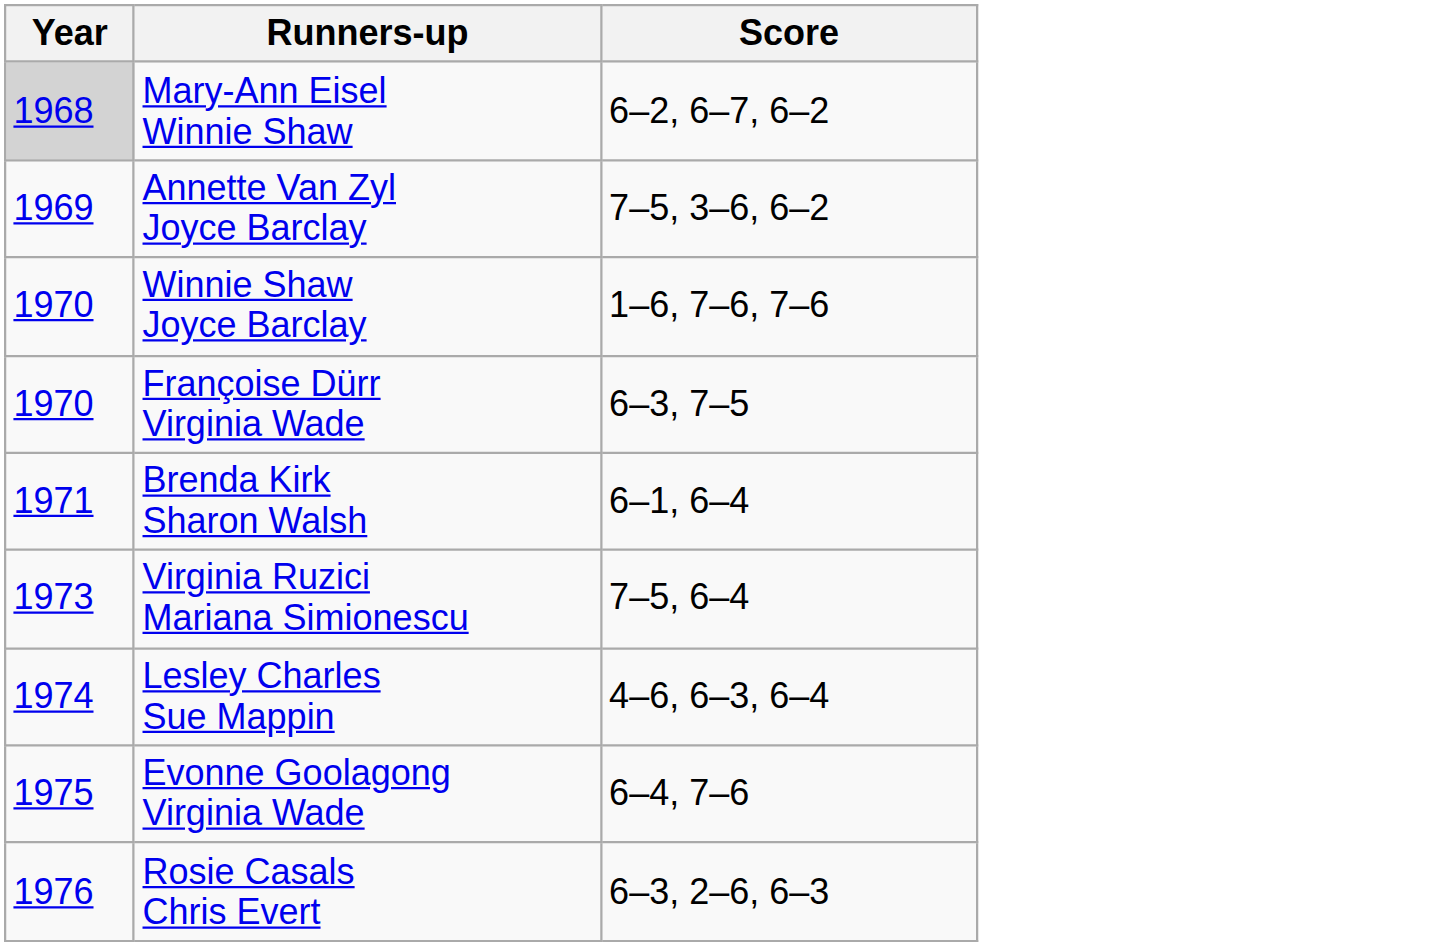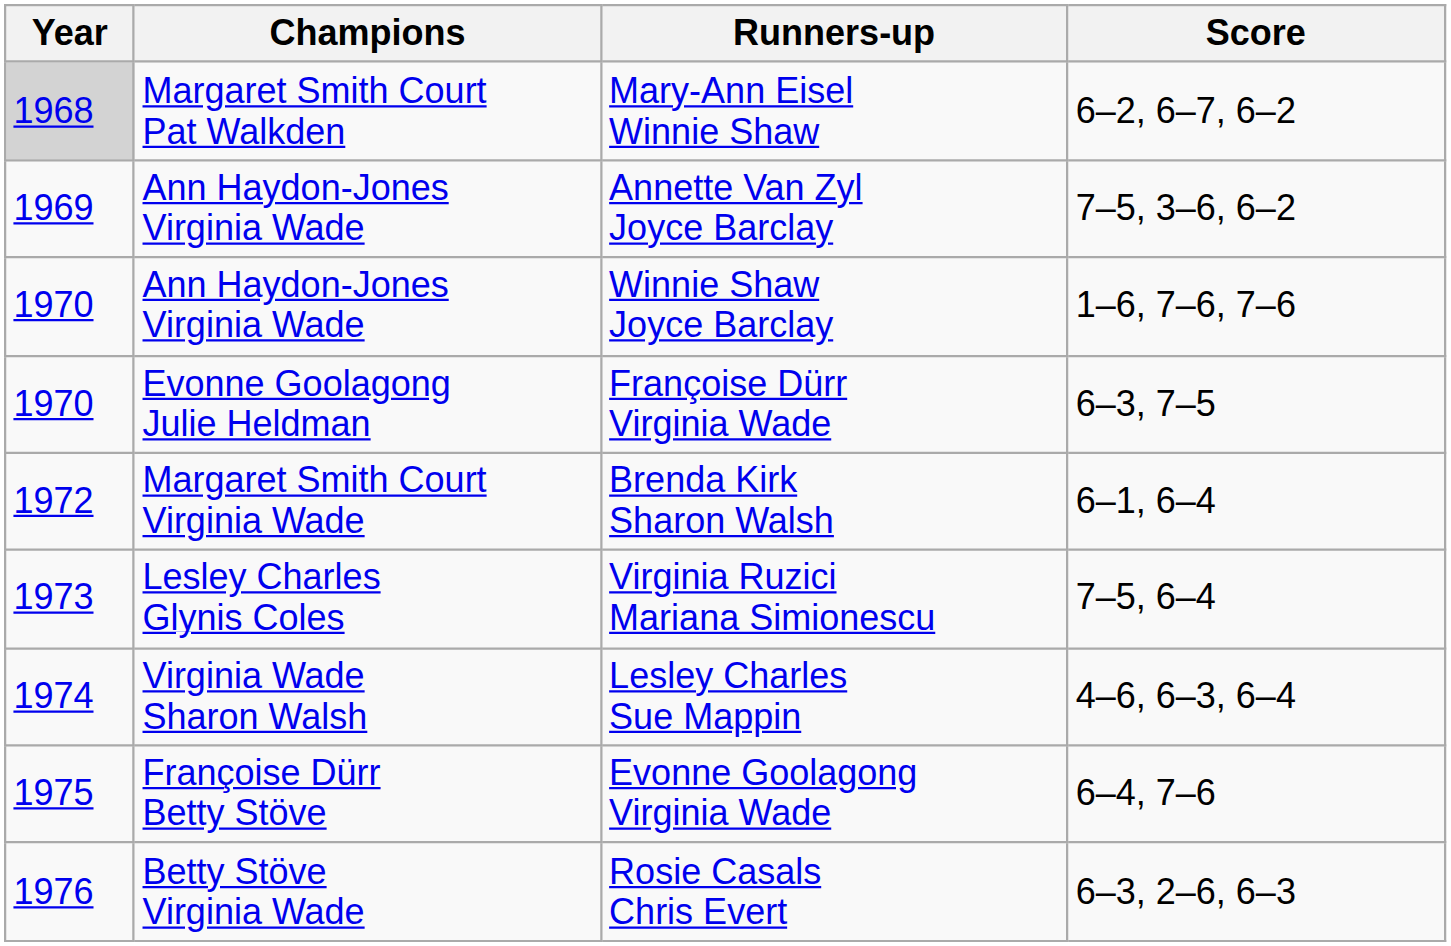+ column: (368, 33)
(53, 500) 1971 -> (53, 500) 1972
